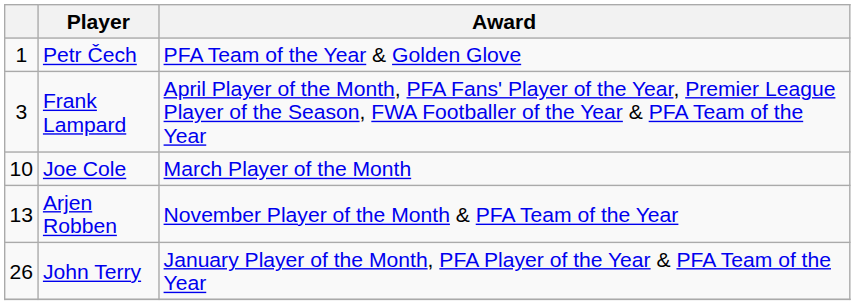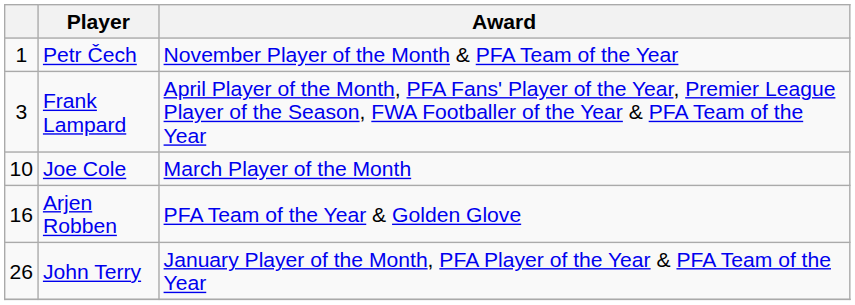(342, 55) PFA Team of the Year & Golden Glove -> (421, 55) November Player of the Month & PFA Team of the Year
(21, 214) 13 -> (21, 214) 16
(421, 214) November Player of the Month & PFA Team of the Year -> (342, 214) PFA Team of the Year & Golden Glove
